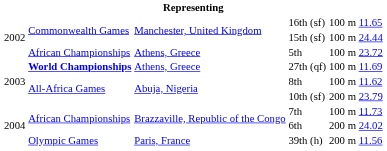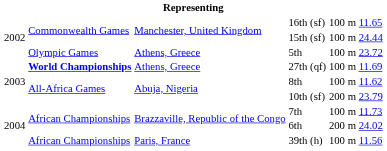(79, 52) African Championships -> (63, 52) Olympic Games
(63, 140) Olympic Games -> (79, 140) African Championships
(342, 140) 200 m -> (342, 140) 100 m
